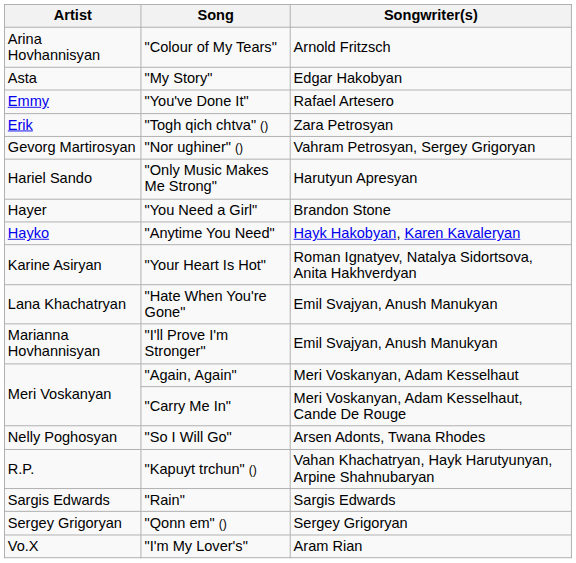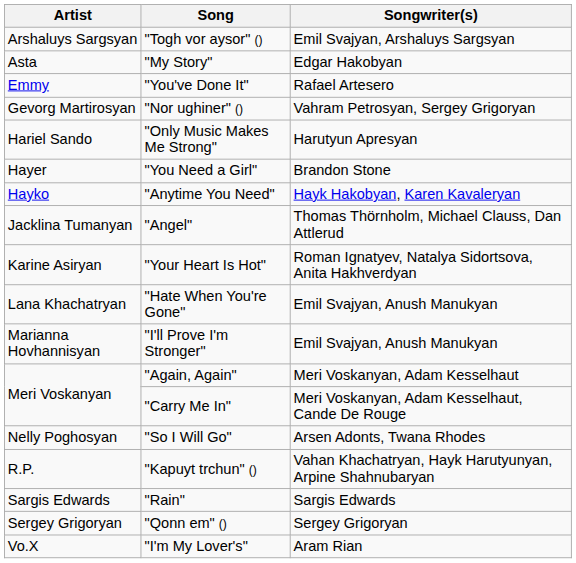- row: (211, 47)
+ row: (204, 39)
- row: (206, 124)
+ row: (168, 225)
